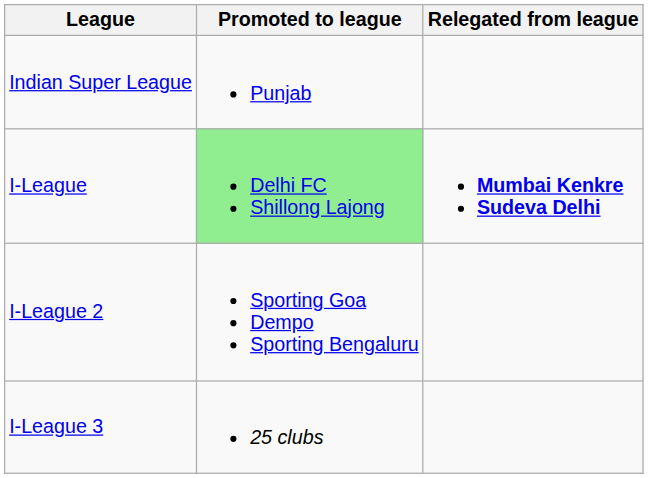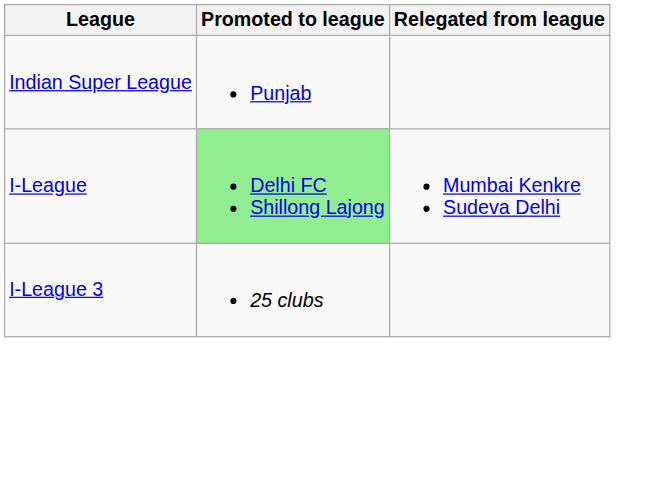(533, 197) bold -> (499, 197) normal
- row: (56, 311)
